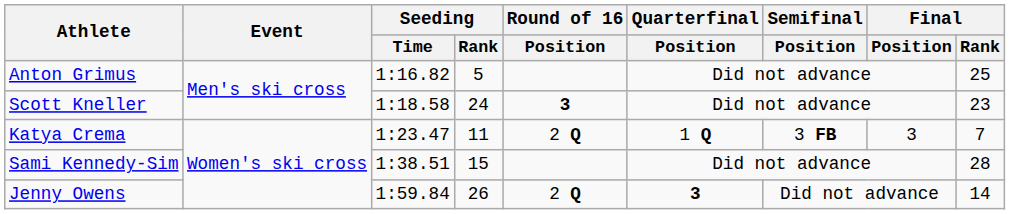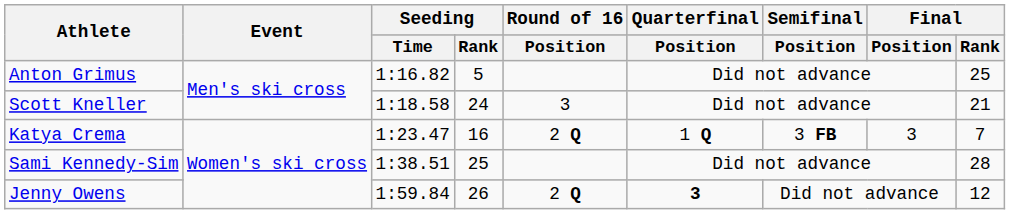(565, 105) bold -> (565, 105) normal
(980, 105) 23 -> (980, 105) 21
(478, 135) 11 -> (478, 135) 16
(478, 164) 15 -> (478, 164) 25
(980, 194) 14 -> (980, 194) 12
